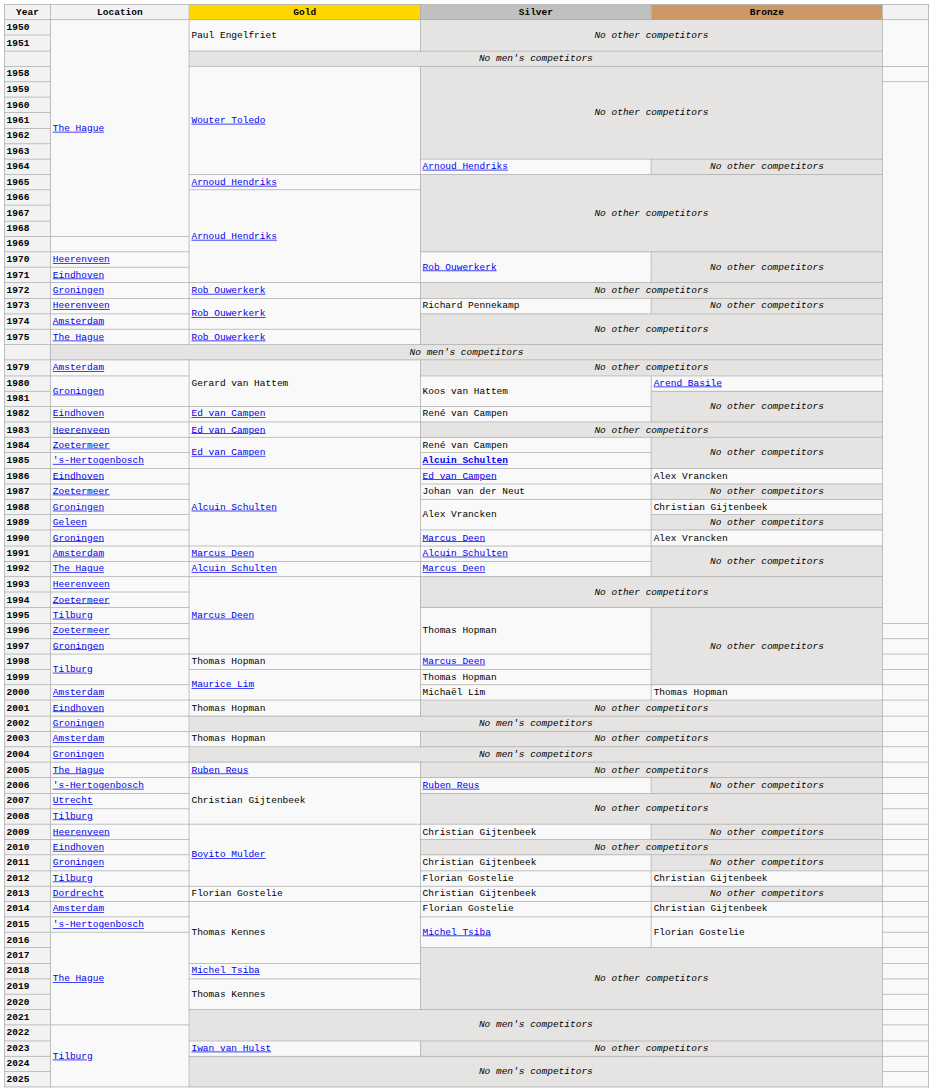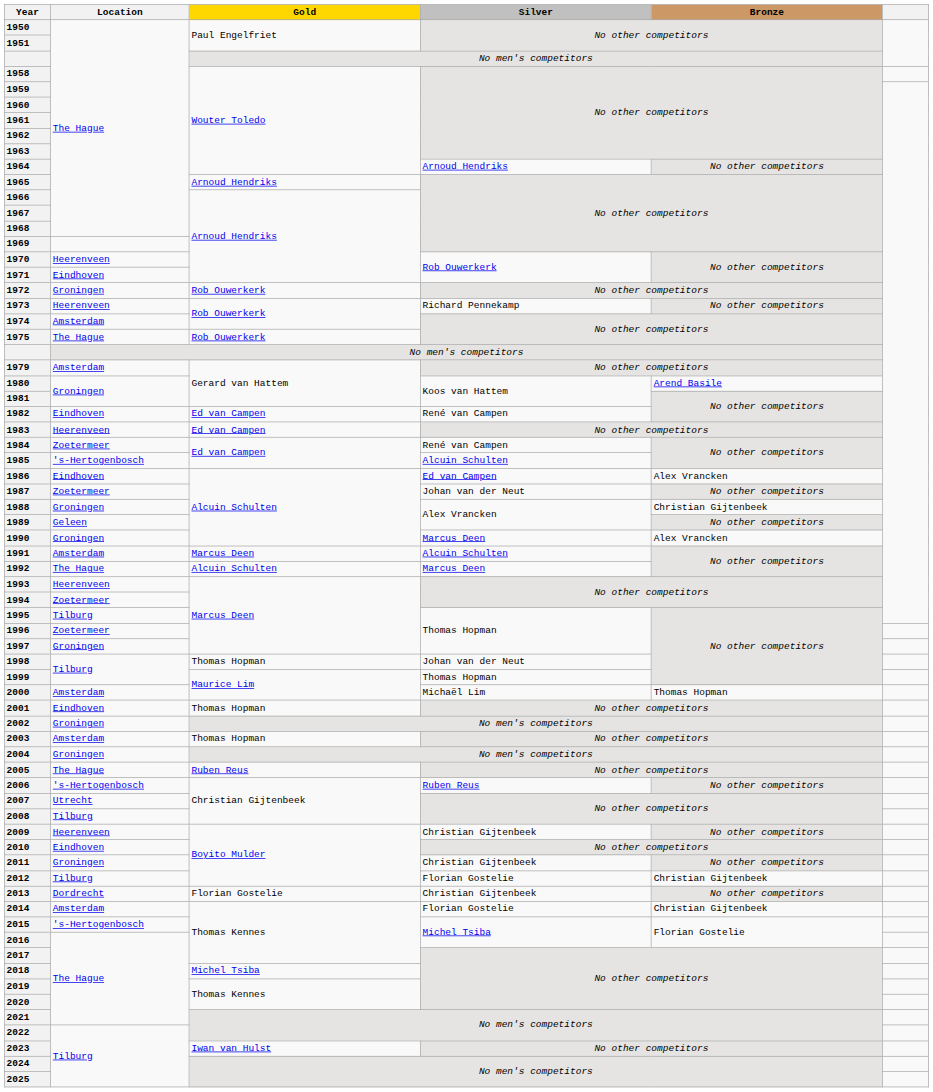(465, 461) bold -> (465, 461) normal
(454, 662) Marcus Deen -> (474, 662) Johan van der Neut
